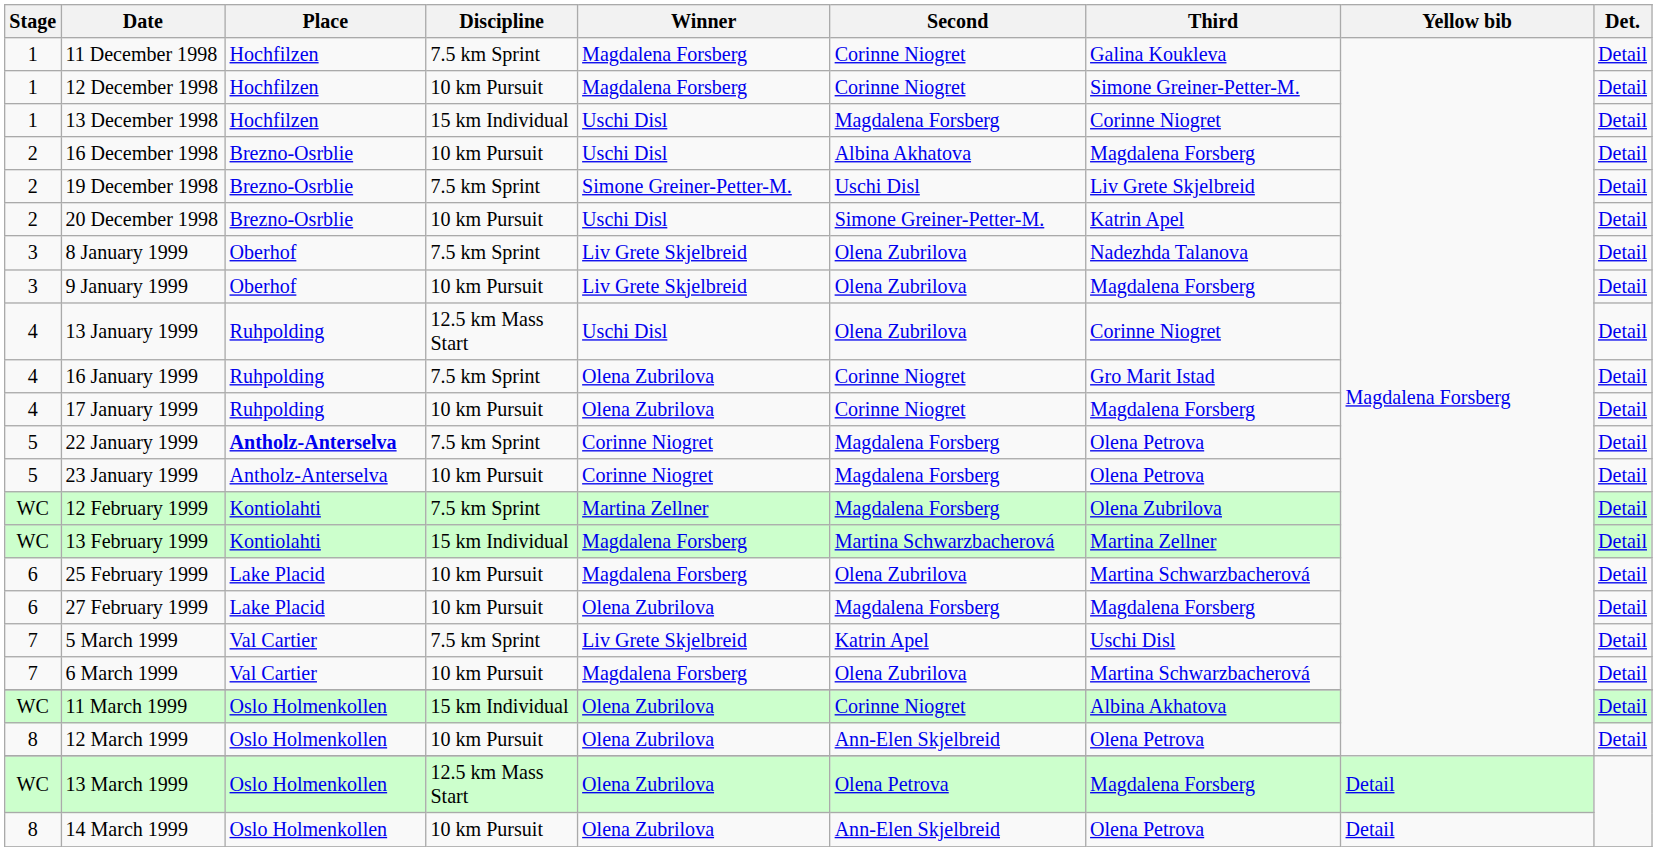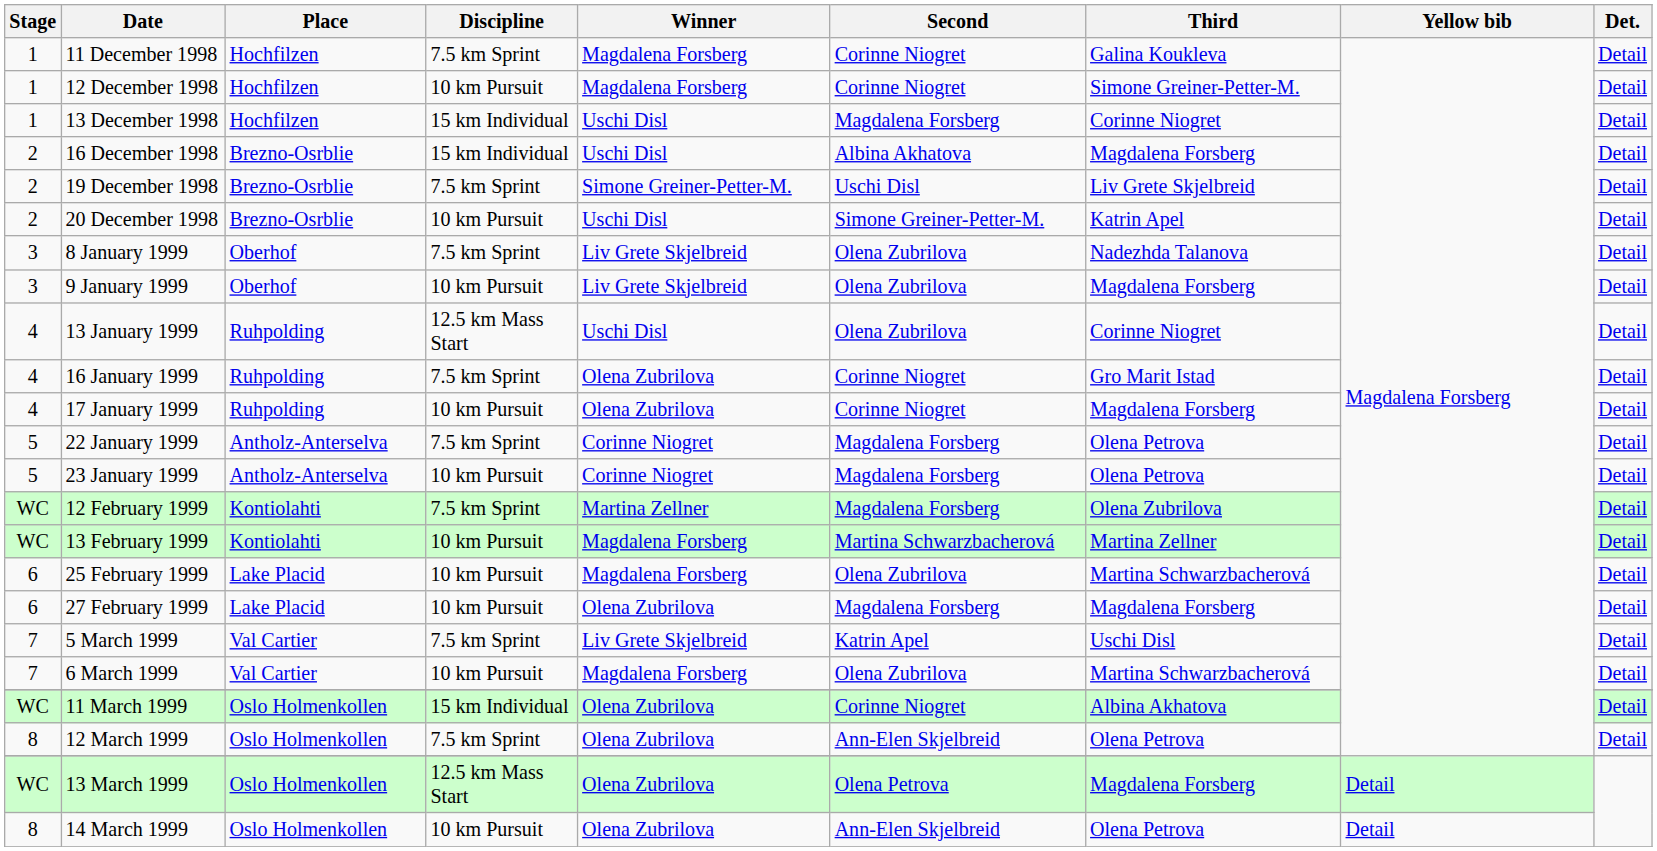(487, 153) 10 km Pursuit -> (499, 153) 15 km Individual
(313, 441) bold -> (309, 441) normal
(499, 541) 15 km Individual -> (487, 541) 10 km Pursuit
(487, 739) 10 km Pursuit -> (485, 739) 7.5 km Sprint
